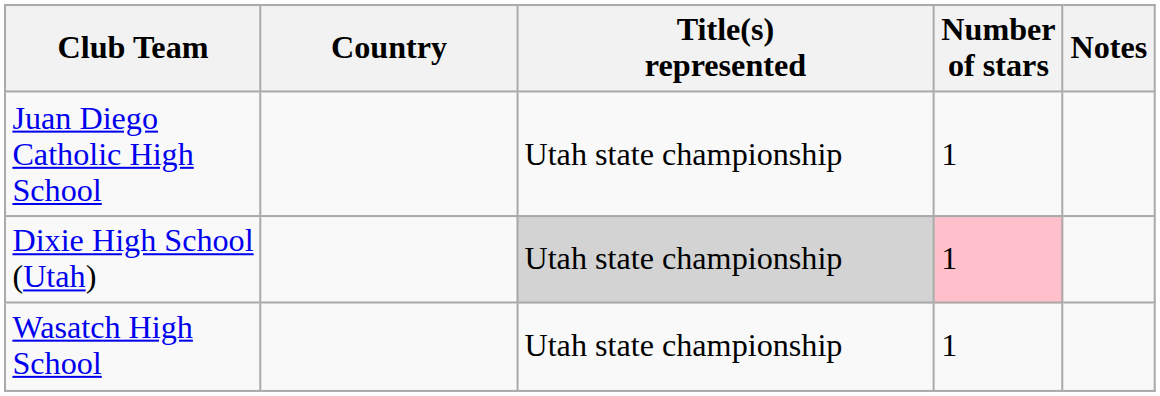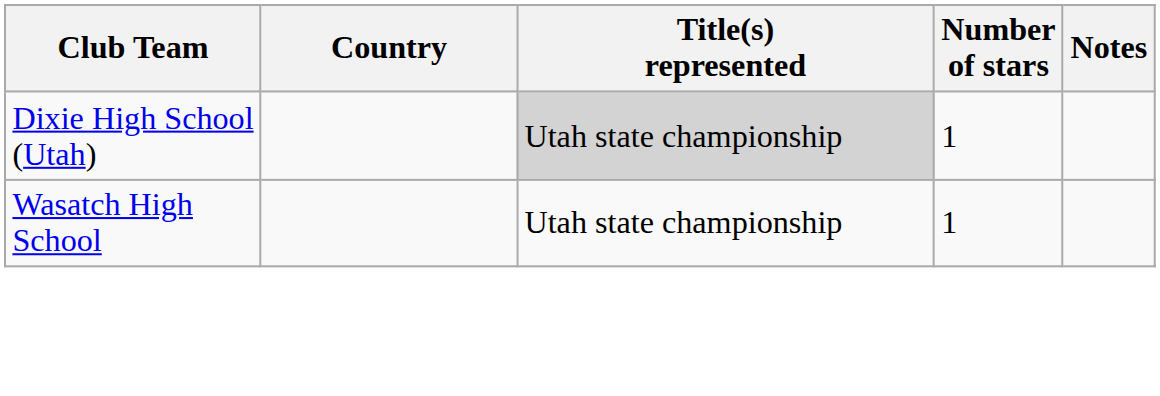- row: (103, 153)
(949, 258) pink background -> (949, 135) no background
